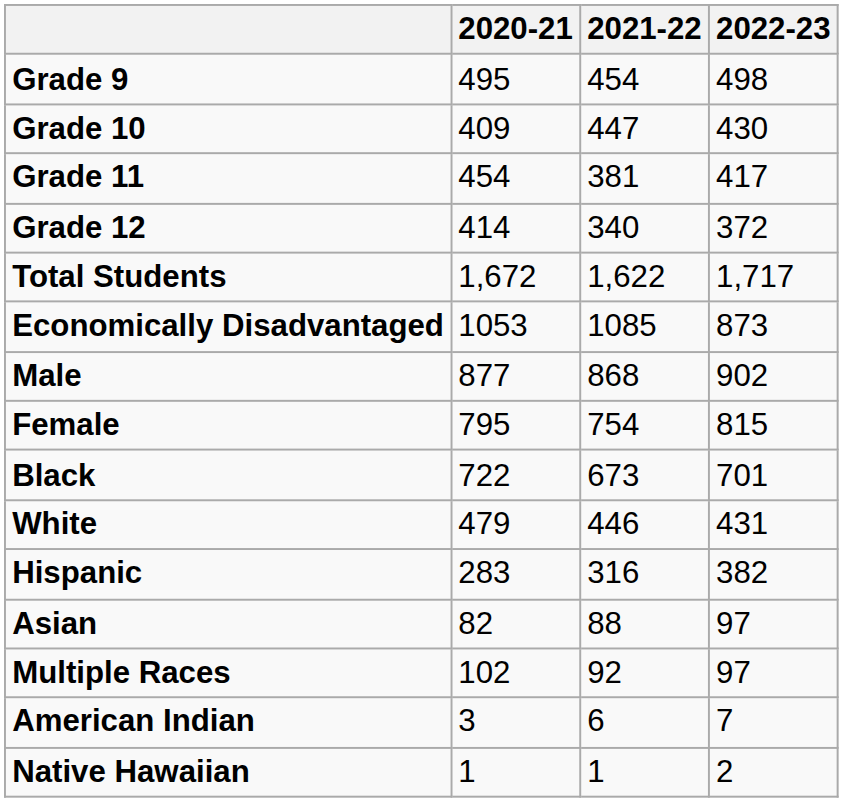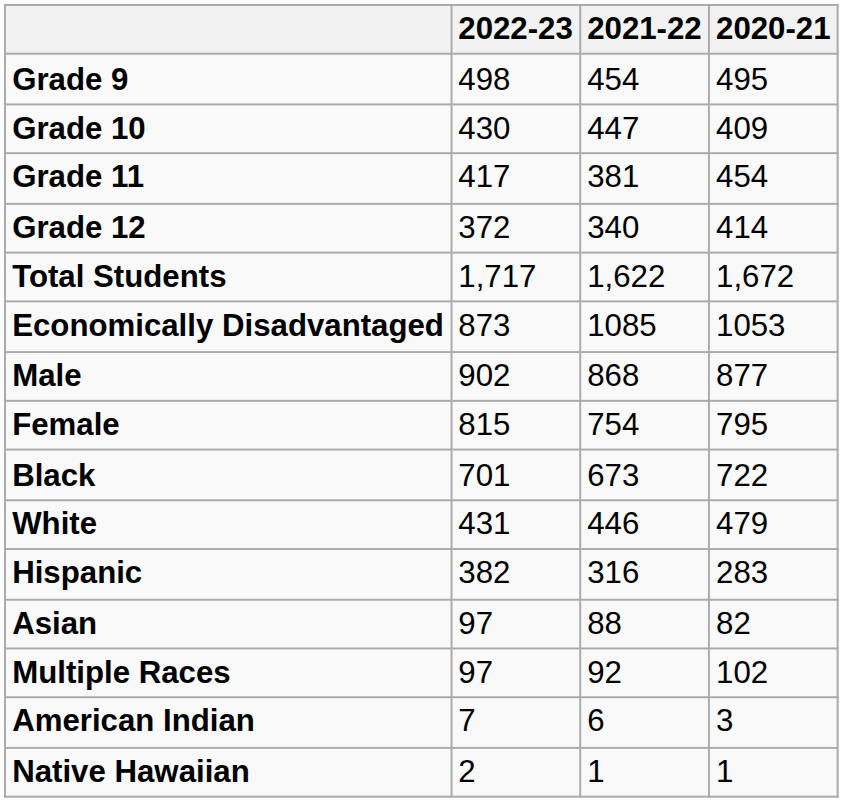columns swapped: (516, 29) <-> (773, 29)
